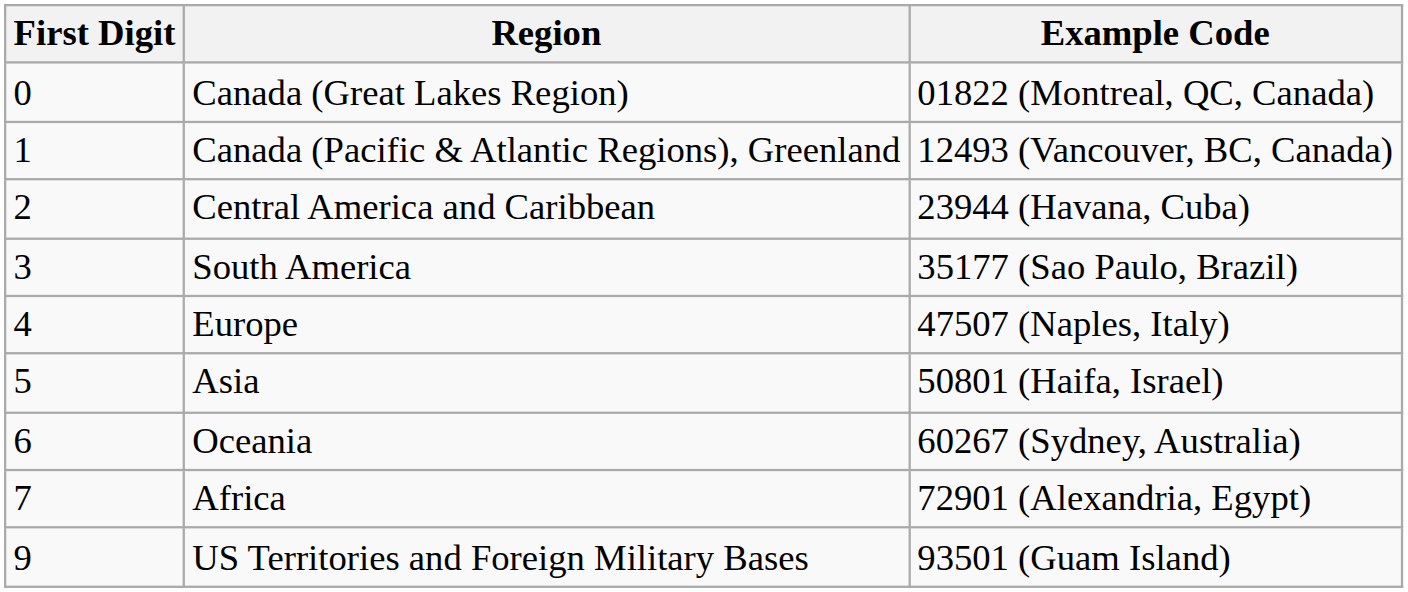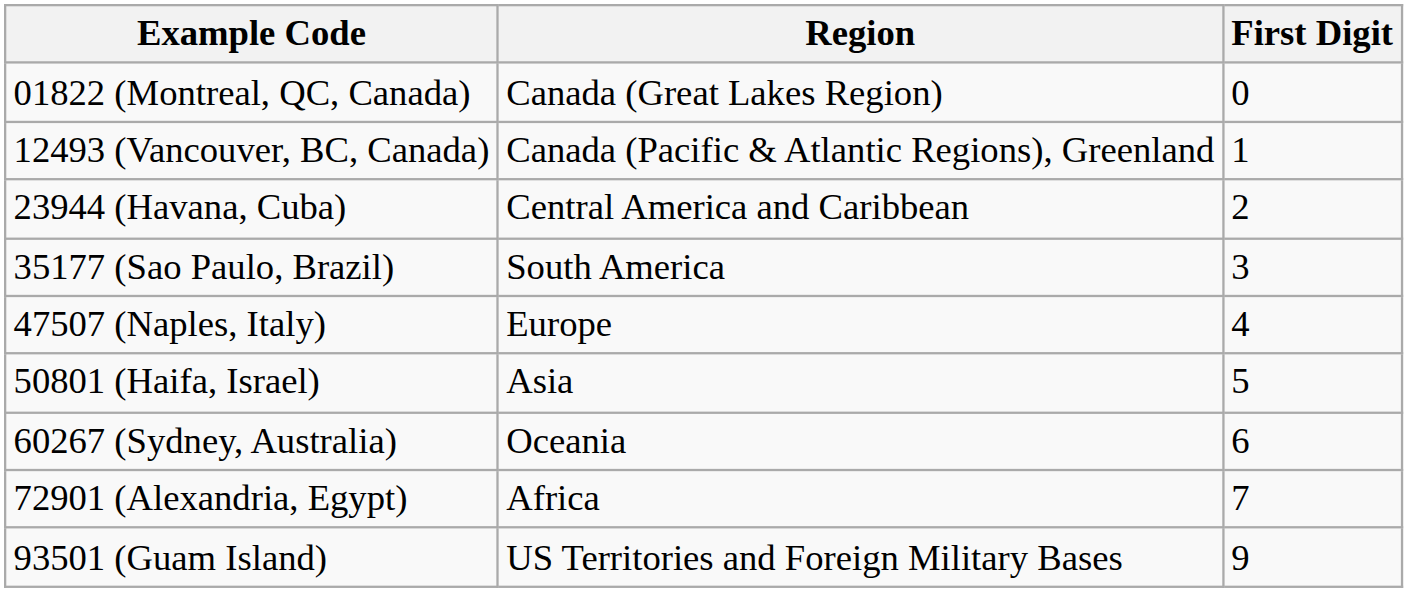columns swapped: (94, 33) <-> (1155, 33)
